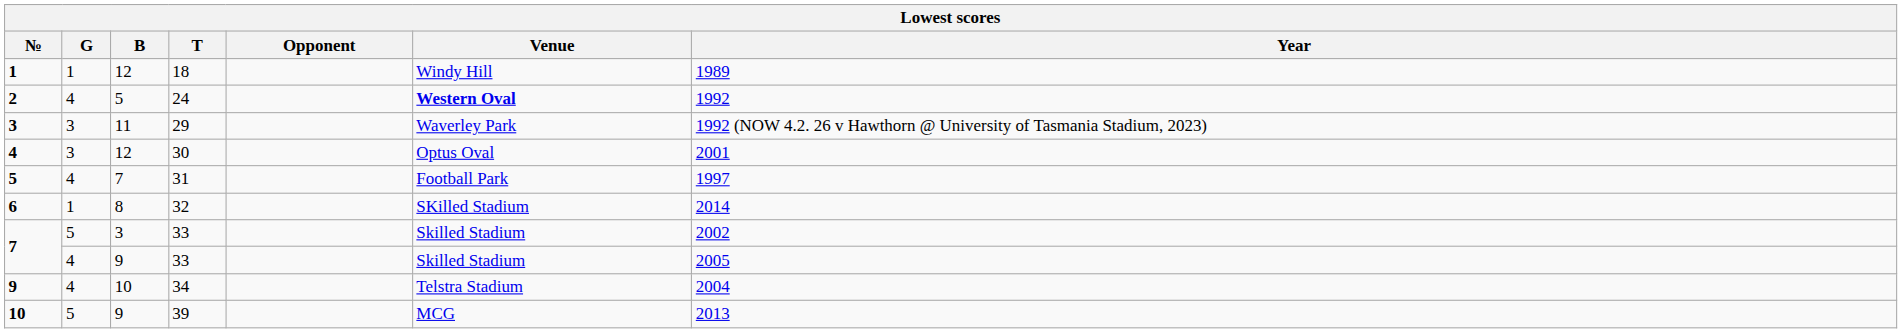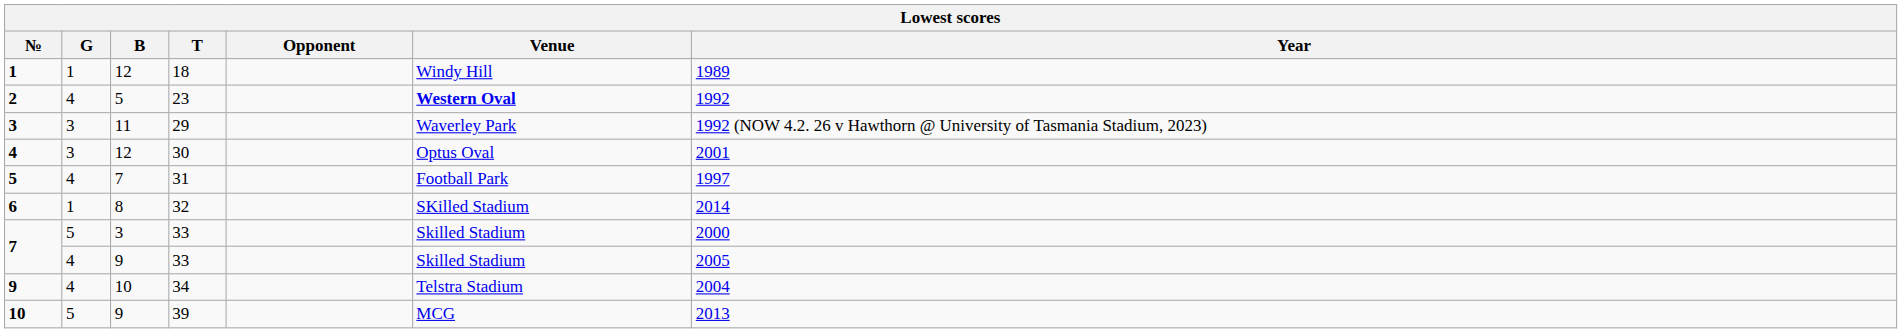(181, 98) 24 -> (181, 98) 23
(713, 233) 2002 -> (713, 233) 2000
